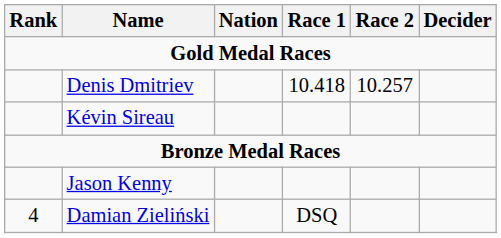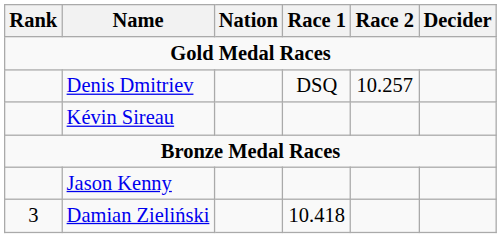(317, 85) 10.418 -> (317, 85) DSQ
(33, 215) 4 -> (33, 215) 3
(317, 215) DSQ -> (317, 215) 10.418
